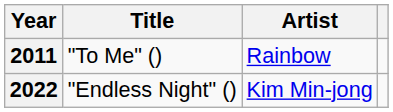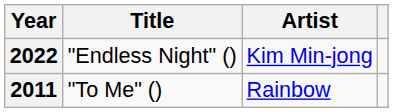rows swapped: (34, 55) <-> (34, 90)
